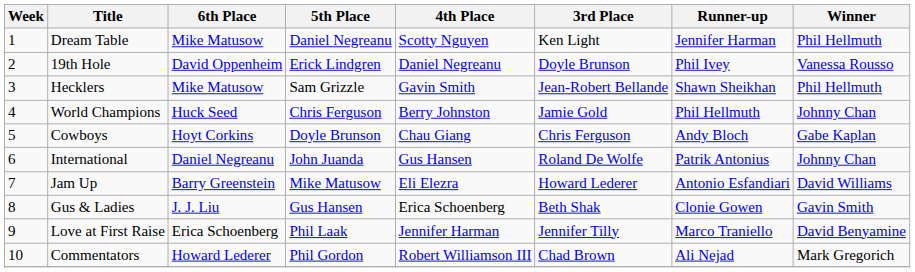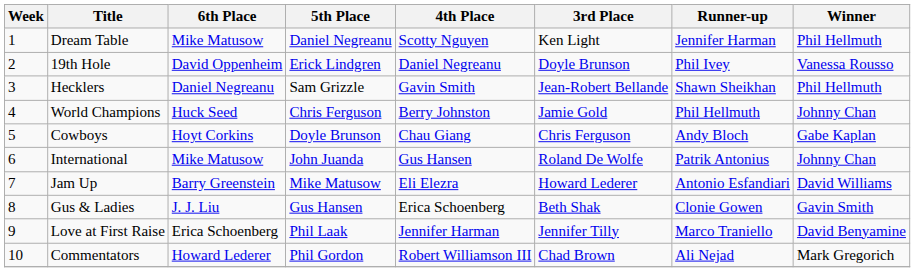(218, 87) Mike Matusow -> (223, 87) Daniel Negreanu
(223, 159) Daniel Negreanu -> (218, 159) Mike Matusow
